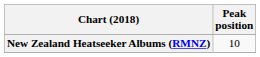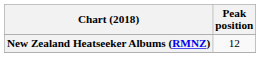(234, 43) 10 -> (234, 43) 12
